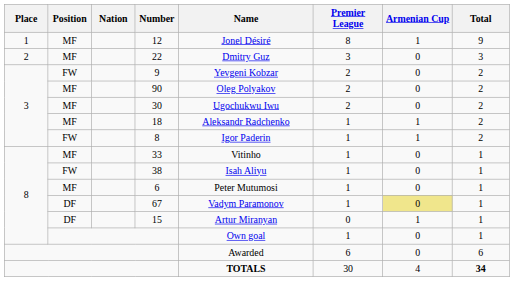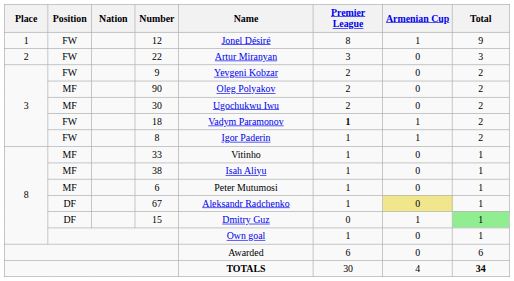(70, 40) MF -> (70, 40) FW
(70, 57) MF -> (70, 57) FW
(246, 57) Dmitry Guz -> (246, 57) Artur Miranyan
(70, 122) MF -> (70, 122) FW
(246, 122) Aleksandr Radchenko -> (246, 122) Vadym Paramonov
(348, 122) normal -> (348, 122) bold
(70, 171) FW -> (70, 171) MF
(246, 203) Vadym Paramonov -> (246, 203) Aleksandr Radchenko
(246, 220) Artur Miranyan -> (246, 220) Dmitry Guz
(481, 220) no background -> (481, 220) lightgreen background
